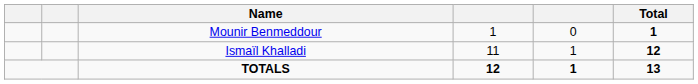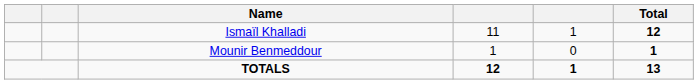rows swapped: (266, 50) <-> (266, 31)
